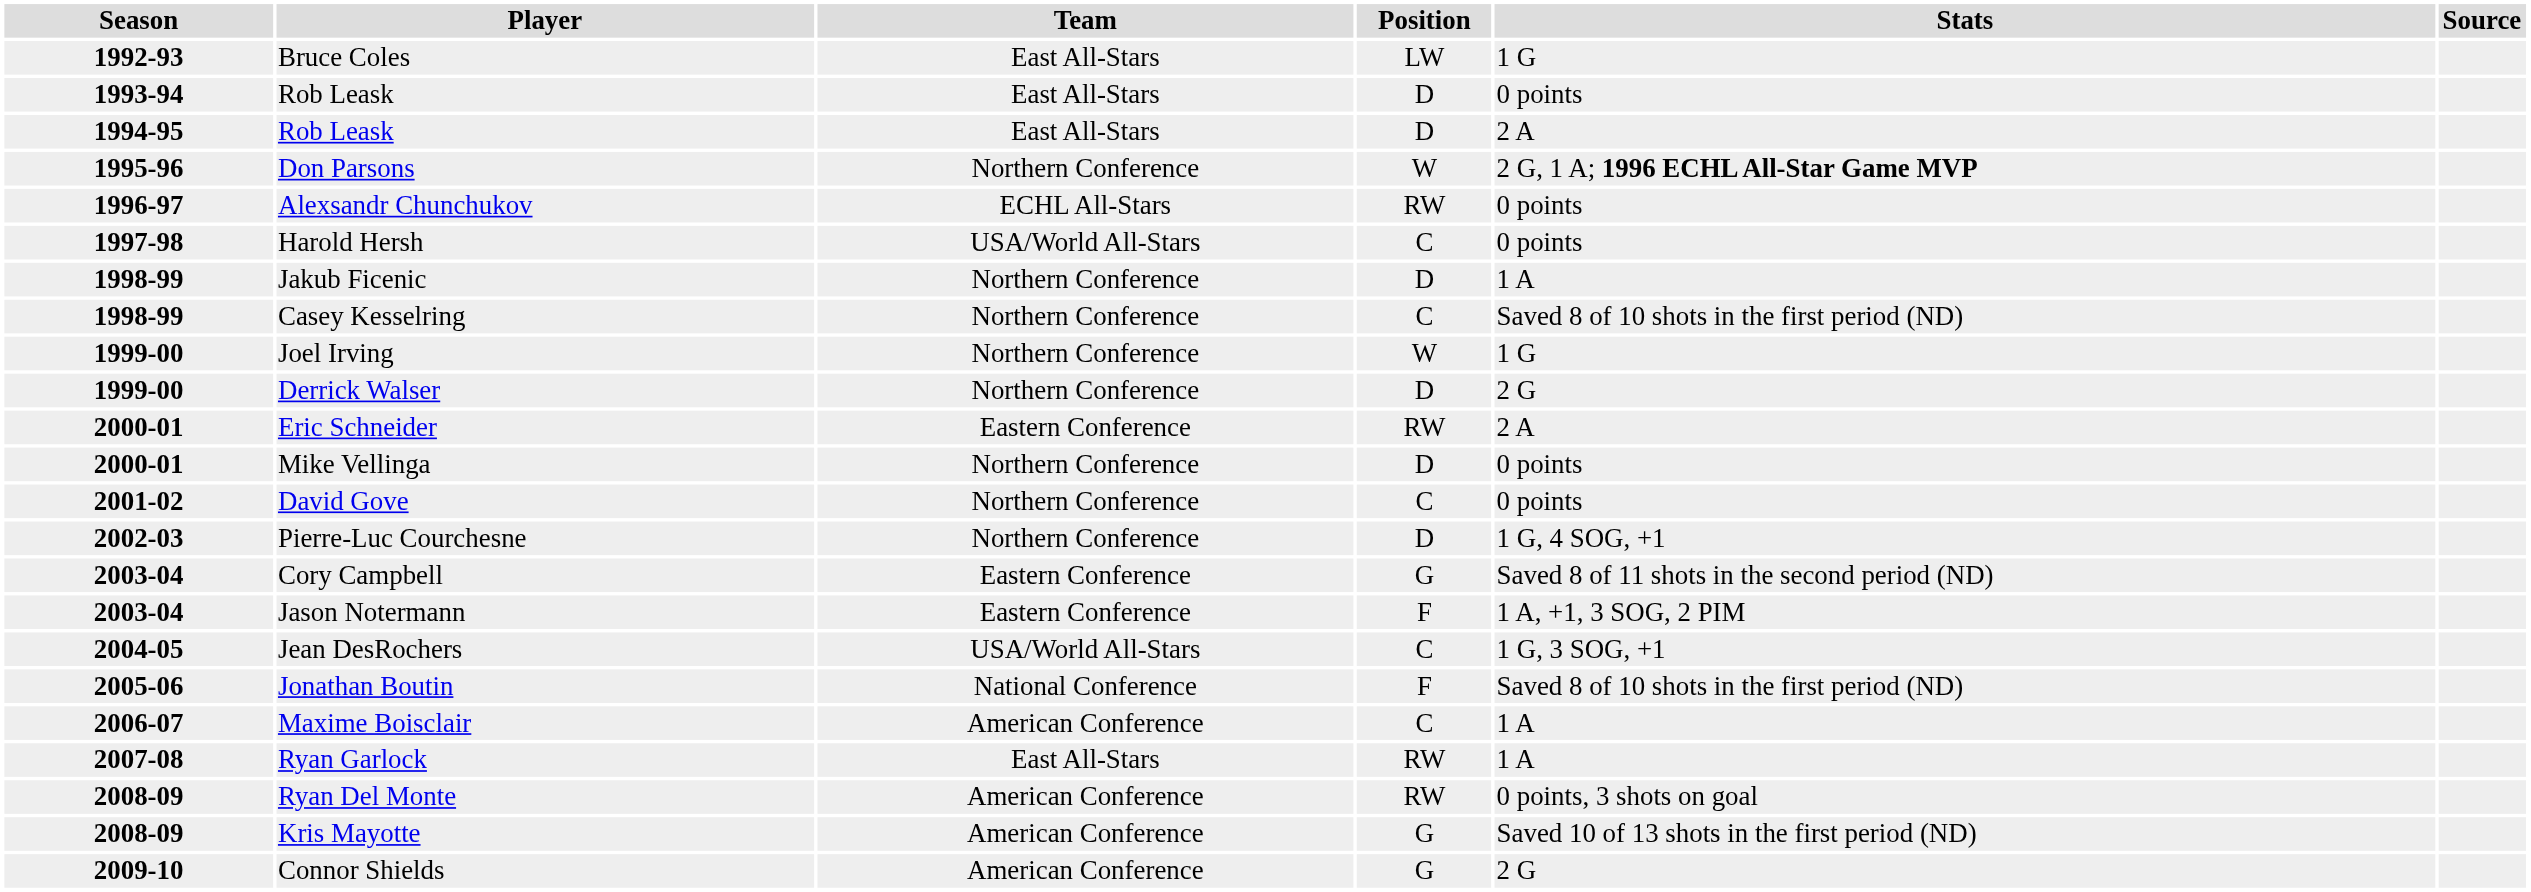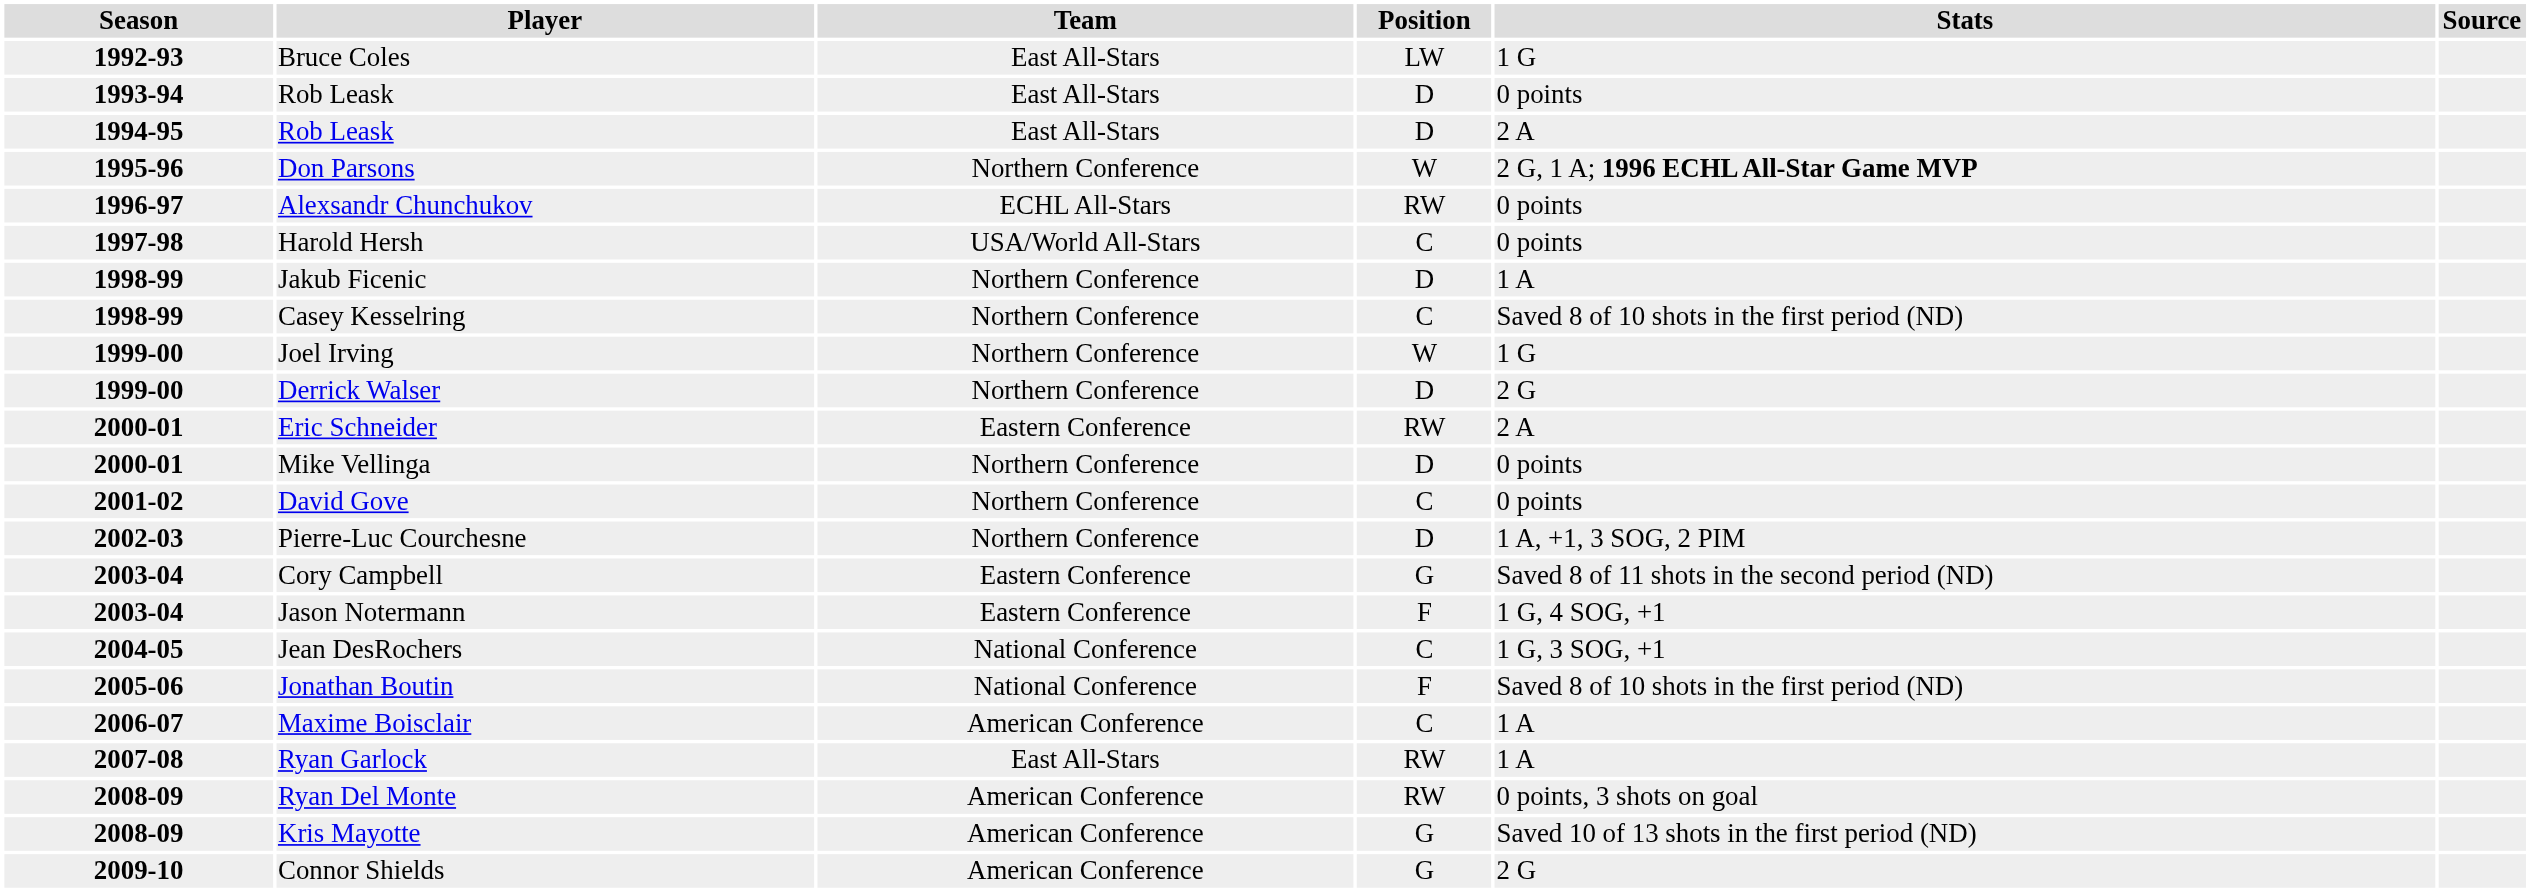(1581, 537) 1 G, 4 SOG, +1 -> (1621, 537) 1 A, +1, 3 SOG, 2 PIM
(1621, 611) 1 A, +1, 3 SOG, 2 PIM -> (1581, 611) 1 G, 4 SOG, +1
(1085, 648) USA/World All-Stars -> (1085, 648) National Conference
